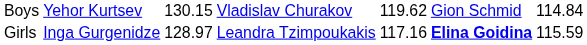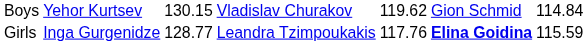(188, 32) 128.97 -> (188, 32) 128.77
(403, 32) 117.16 -> (403, 32) 117.76
